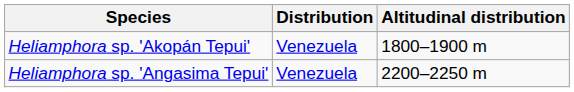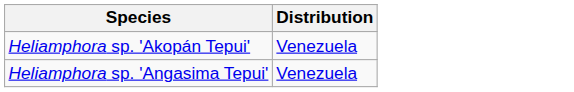- column: (473, 18)
